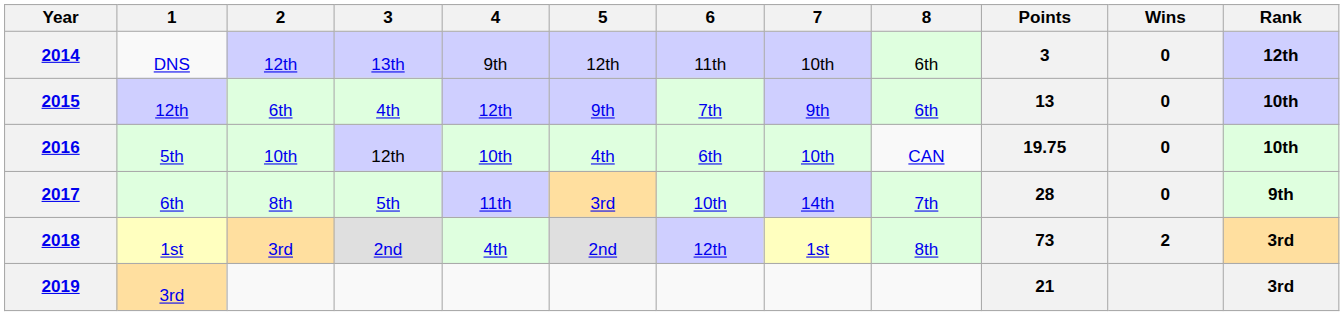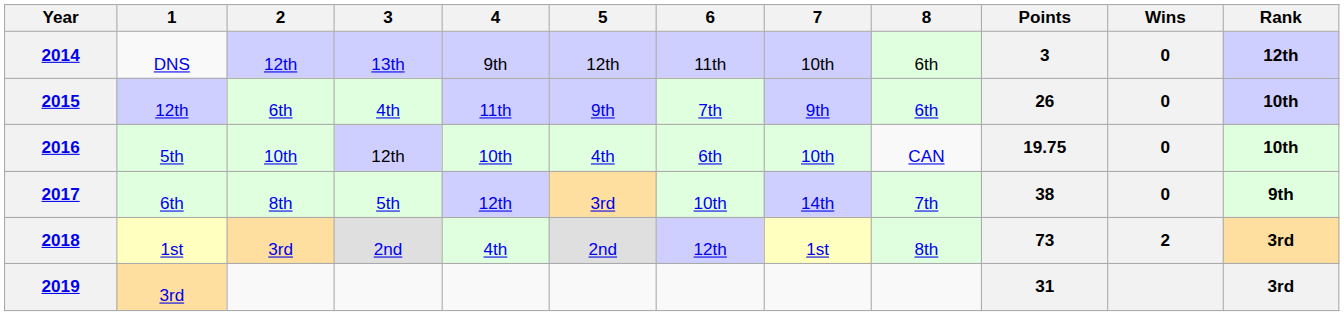(495, 110) 12th -> (495, 110) 11th
(1045, 101) 13 -> (1045, 101) 26
(495, 203) 11th -> (495, 203) 12th
(1045, 194) 28 -> (1045, 194) 38
(1045, 286) 21 -> (1045, 286) 31
